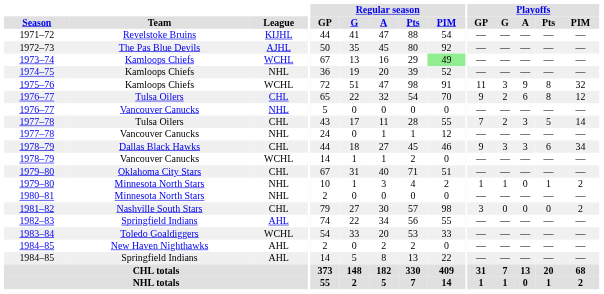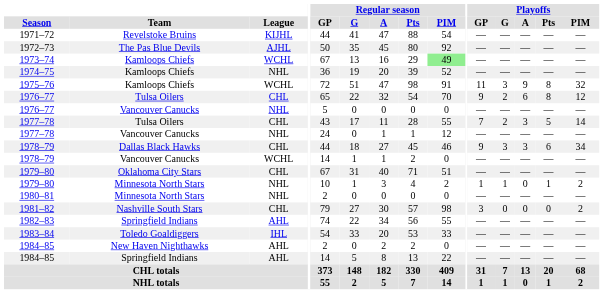(279, 233) WCHL -> (279, 233) IHL
